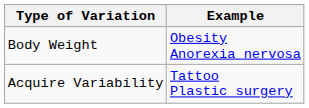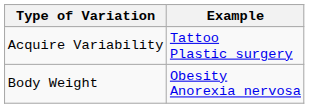rows swapped: (86, 84) <-> (53, 46)
